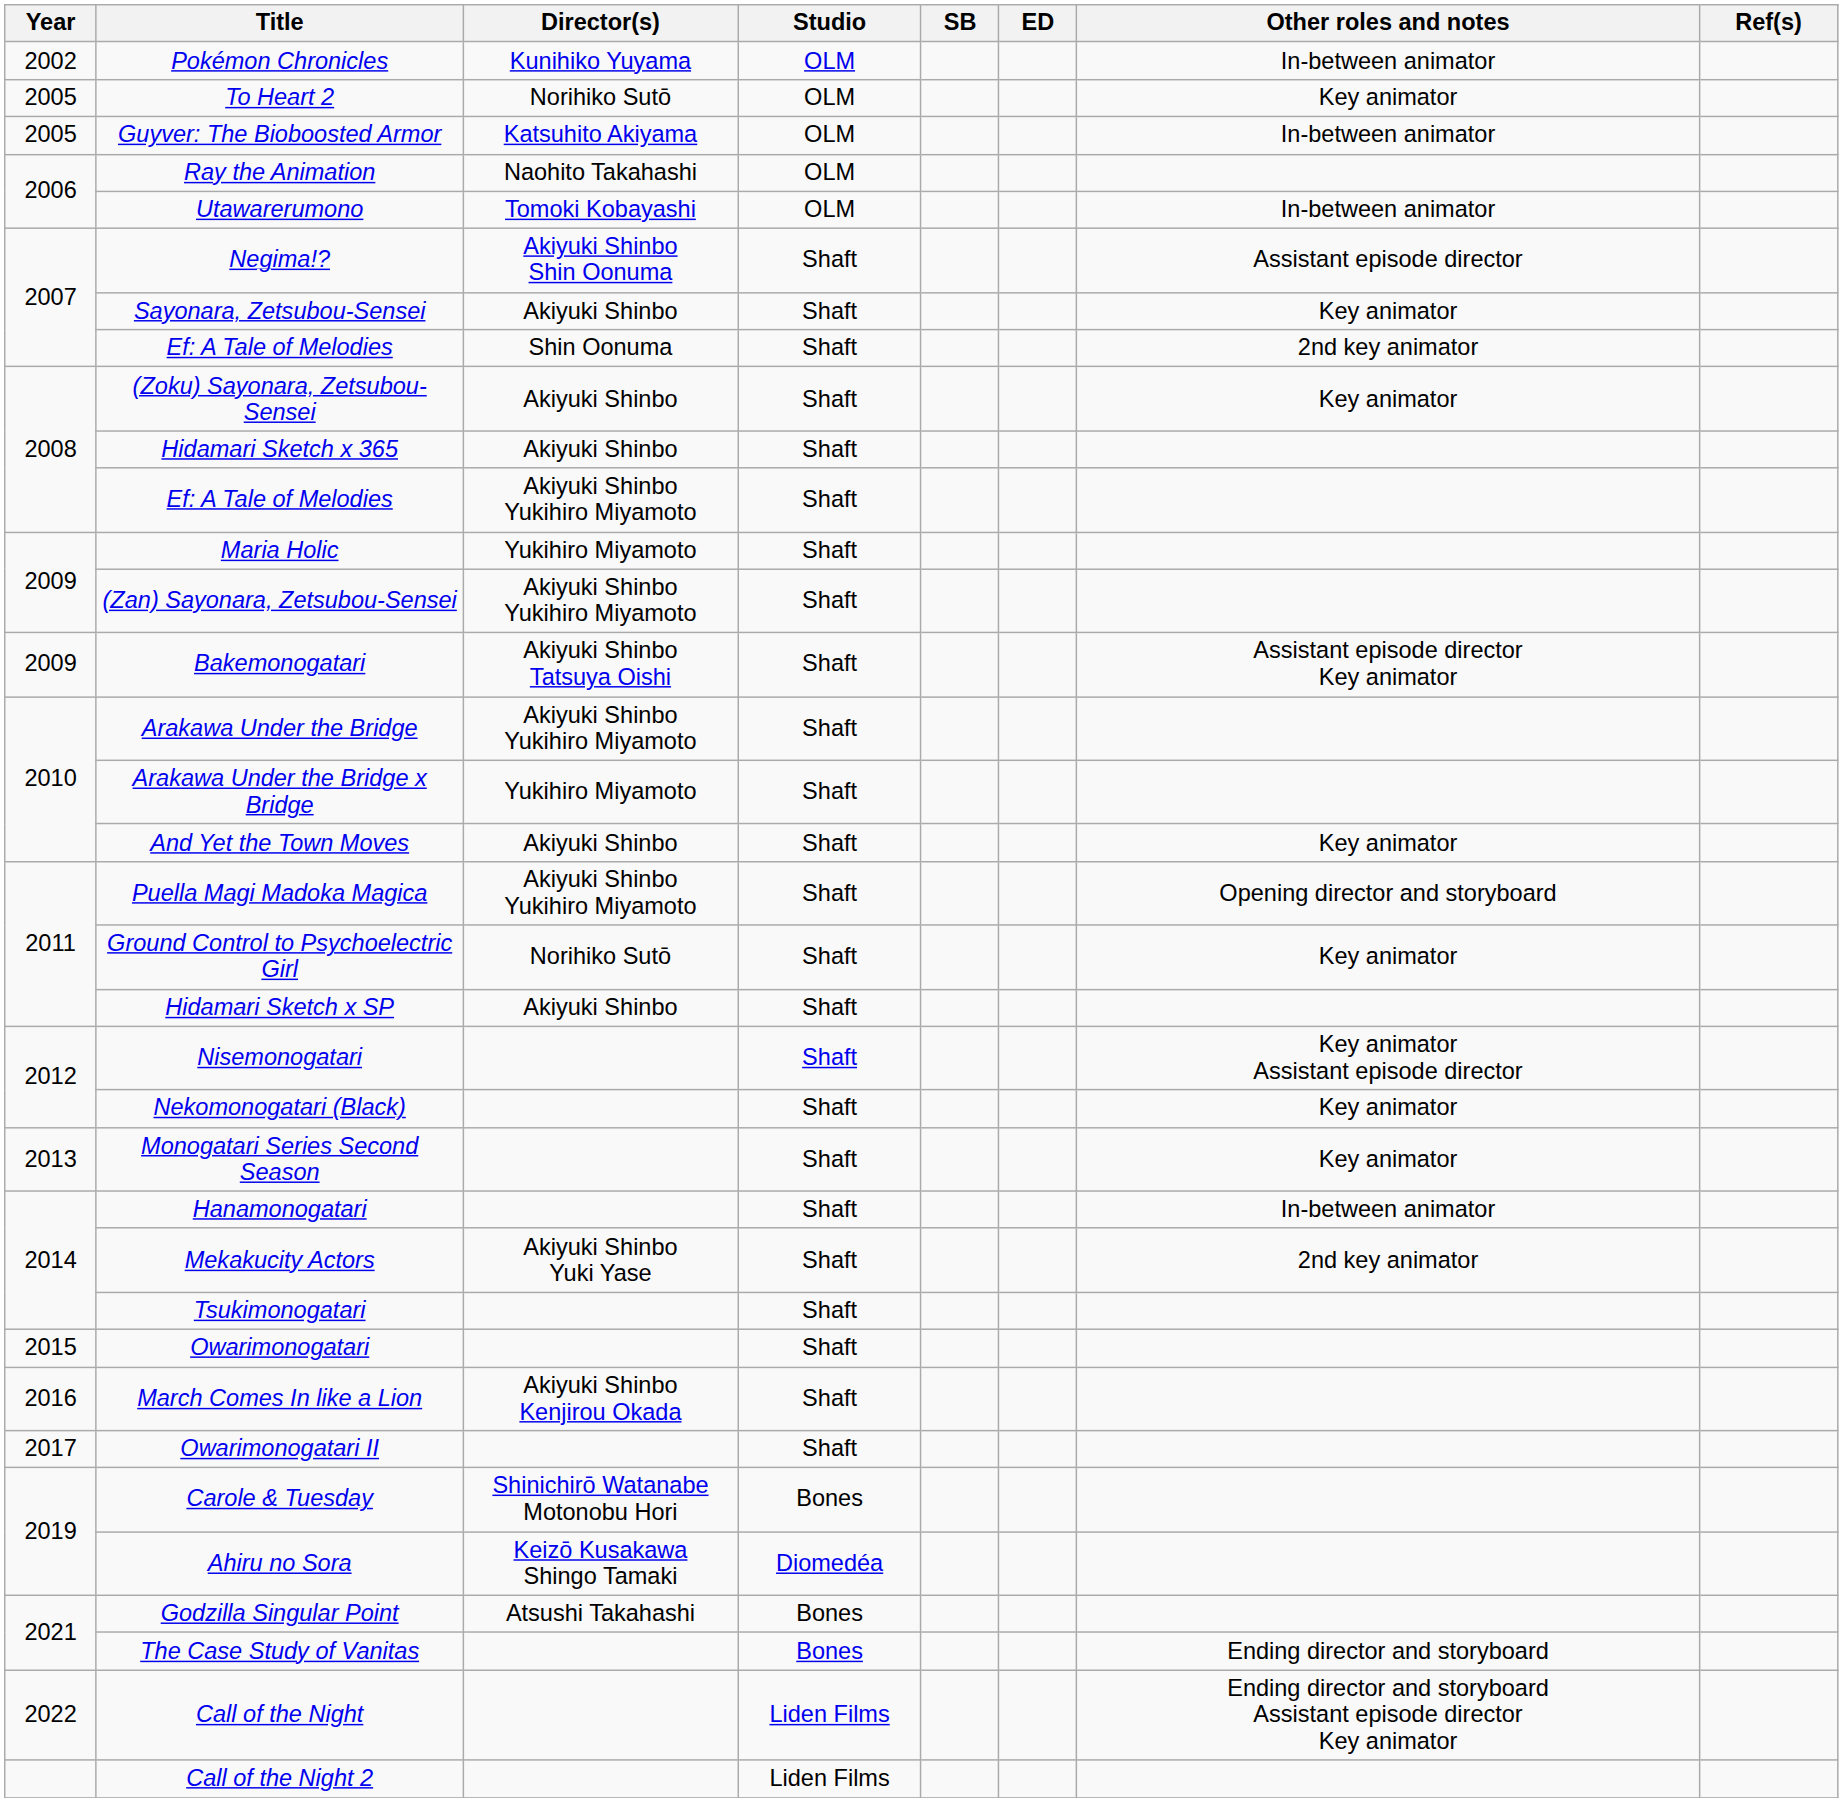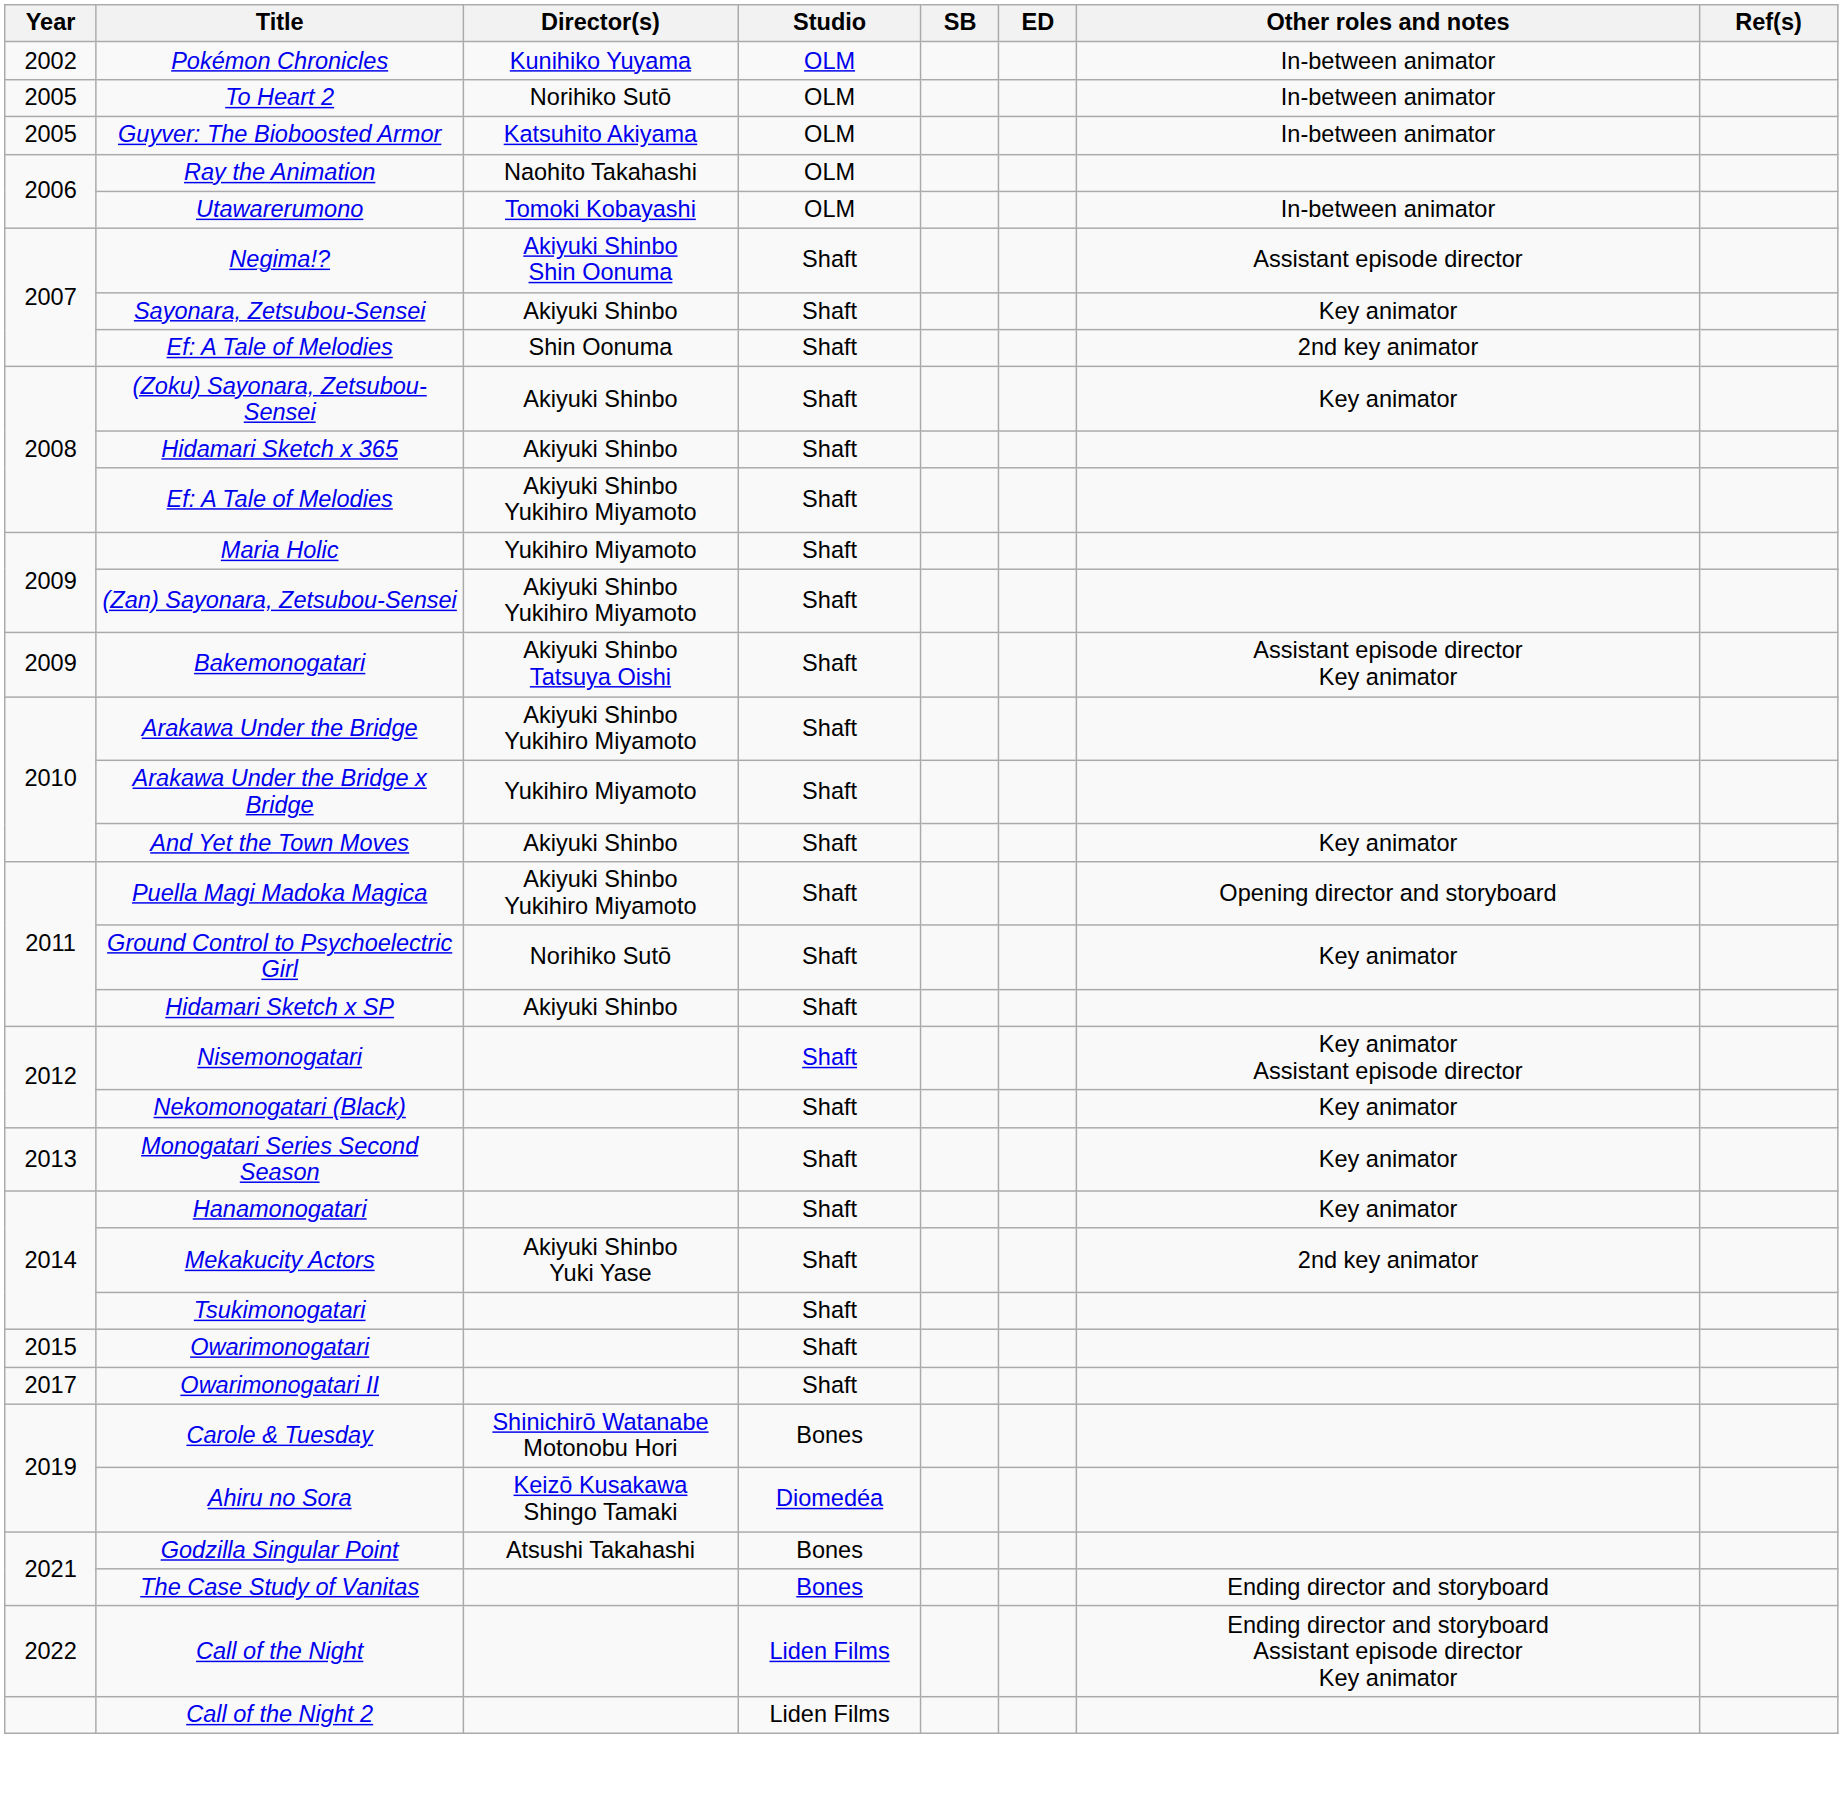(1388, 97) Key animator -> (1388, 97) In-between animator
(1388, 1209) In-between animator -> (1388, 1209) Key animator
- row: (51, 1398)
